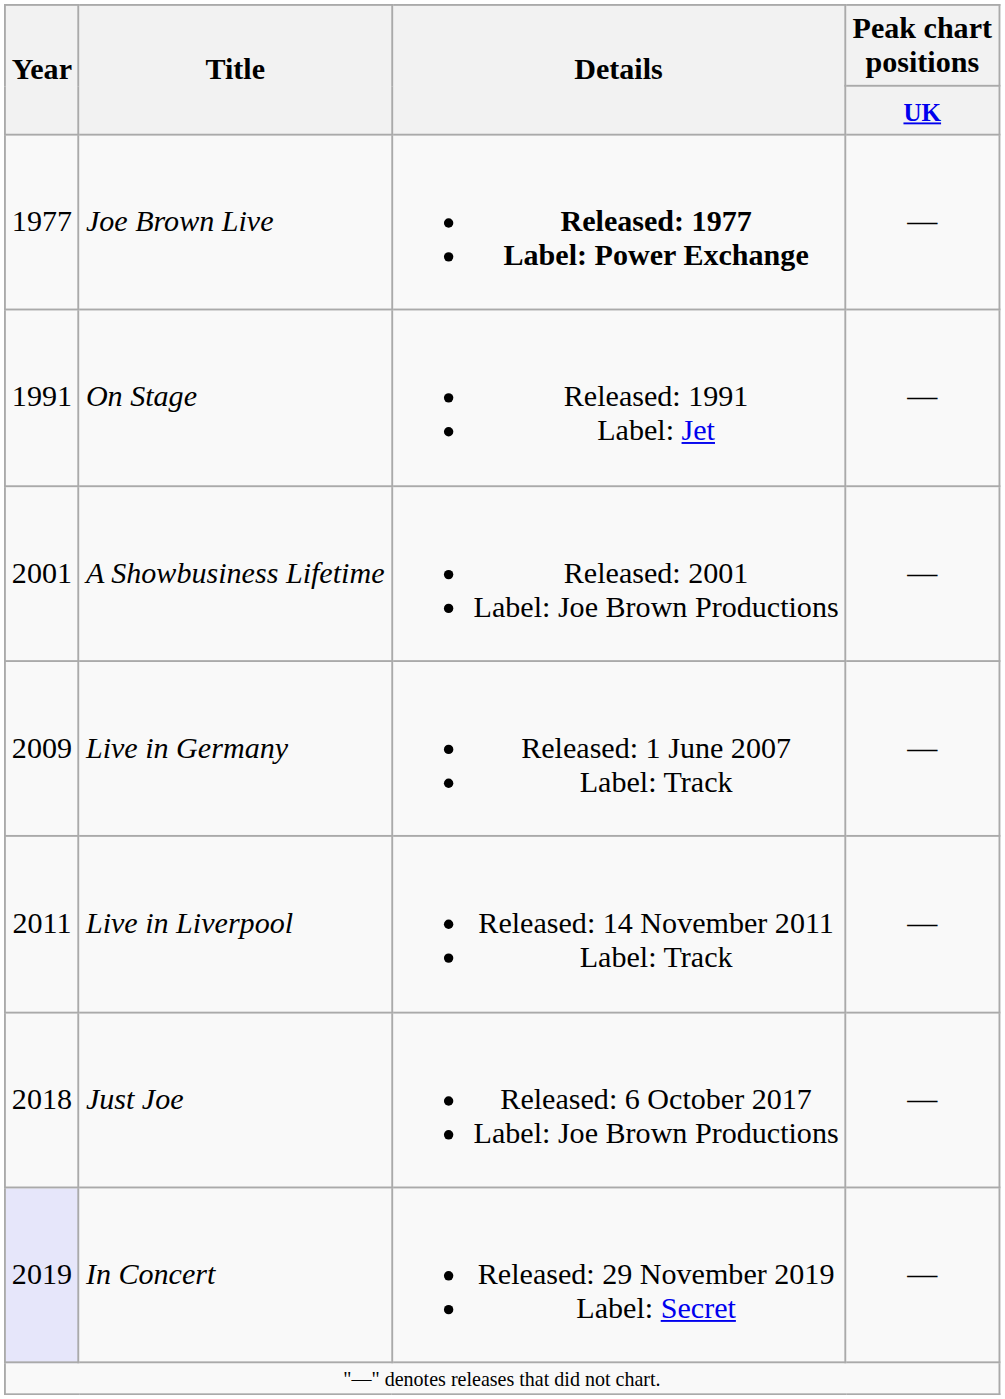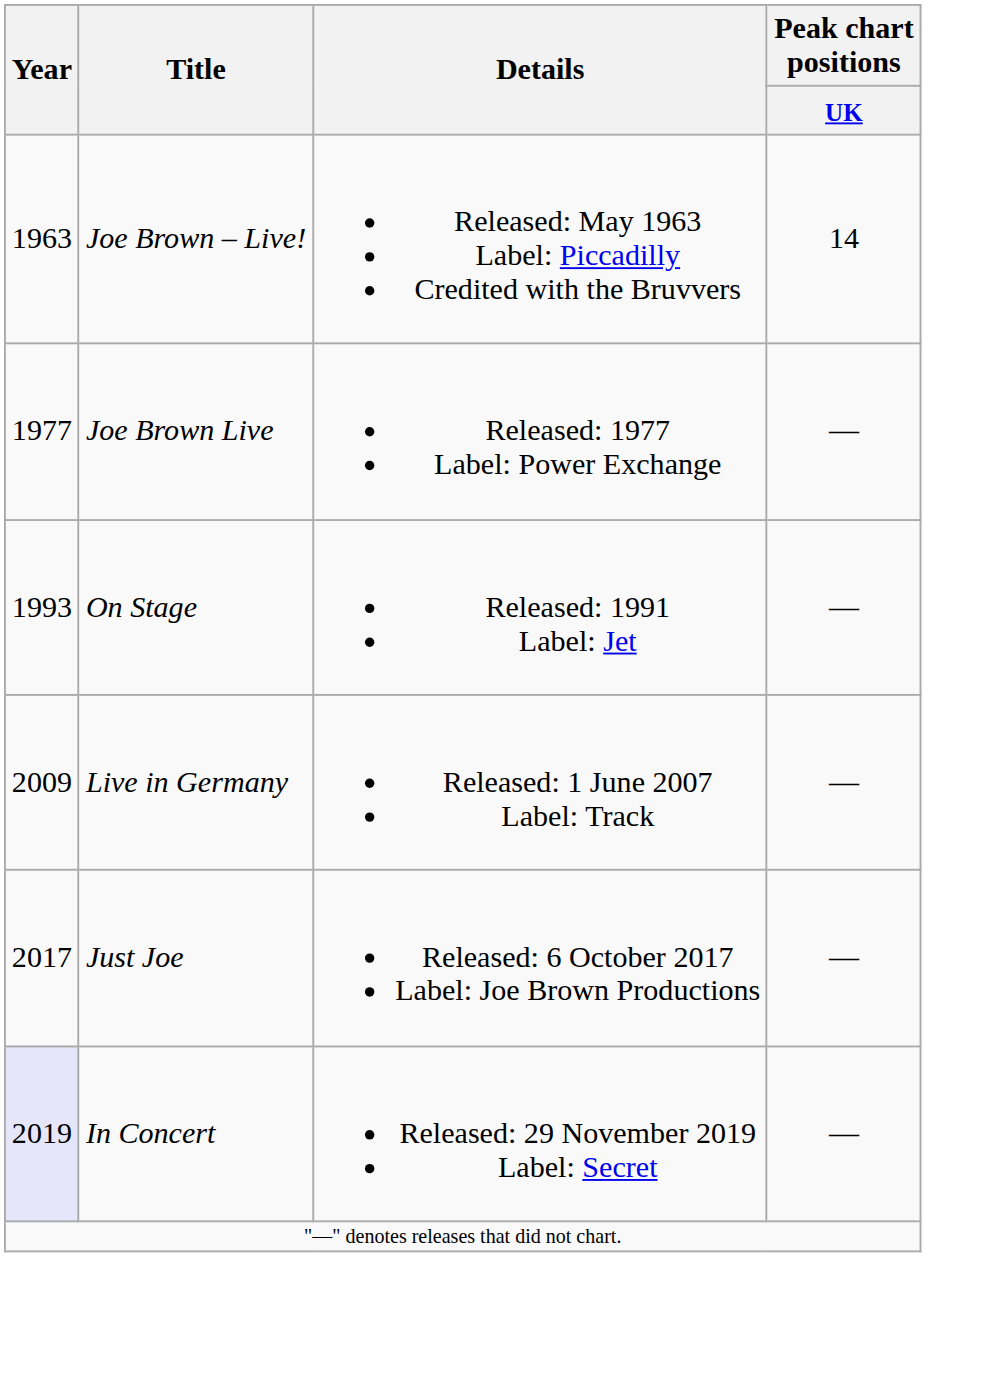+ row: (196, 238)
(619, 239) bold -> (540, 448) normal
(42, 397) 1991 -> (42, 606) 1993
- row: (235, 572)
- row: (190, 923)
(42, 1099) 2018 -> (42, 957) 2017
